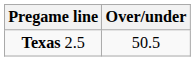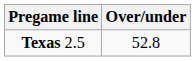(146, 42) 50.5 -> (146, 42) 52.8
